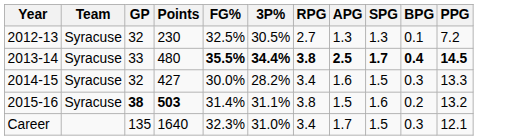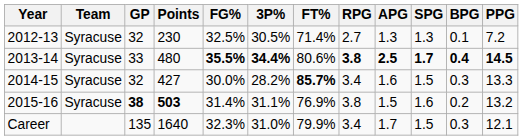+ column: (316, 15)
